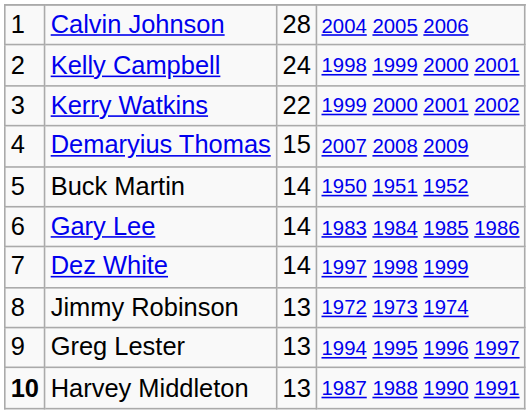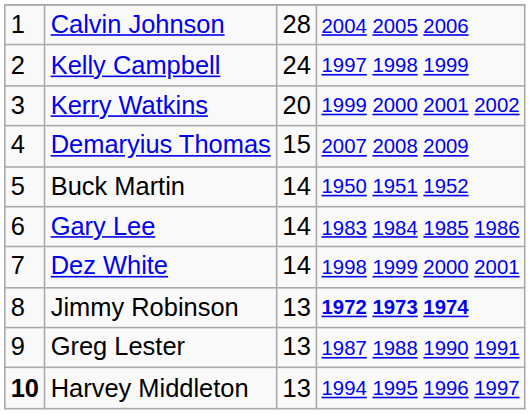(421, 65) 1998 1999 2000 2001 -> (395, 65) 1997 1998 1999
(297, 105) 22 -> (297, 105) 20
(395, 267) 1997 1998 1999 -> (421, 267) 1998 1999 2000 2001
(395, 307) normal -> (395, 307) bold
(421, 348) 1994 1995 1996 1997 -> (421, 348) 1987 1988 1990 1991
(421, 388) 1987 1988 1990 1991 -> (421, 388) 1994 1995 1996 1997
